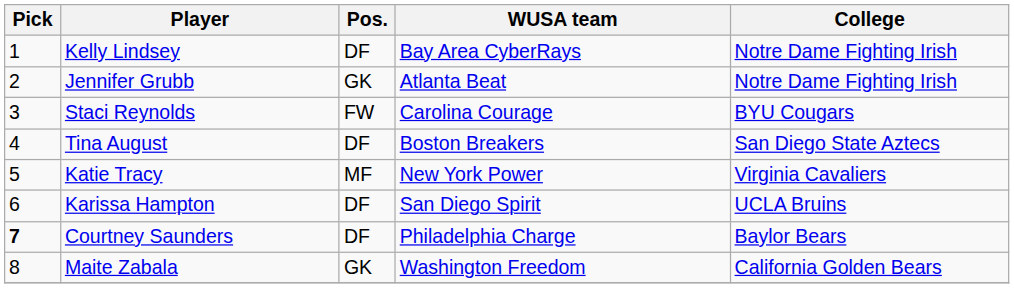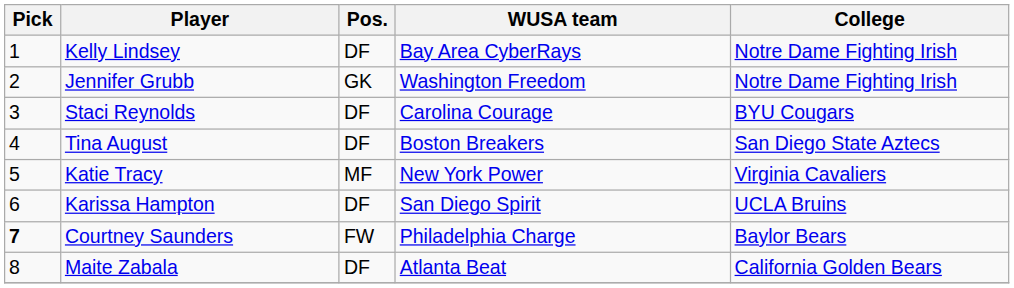(453, 81) Atlanta Beat -> (493, 81) Washington Freedom
(359, 112) FW -> (357, 112) DF
(357, 236) DF -> (359, 236) FW
(358, 267) GK -> (357, 267) DF
(493, 267) Washington Freedom -> (453, 267) Atlanta Beat
